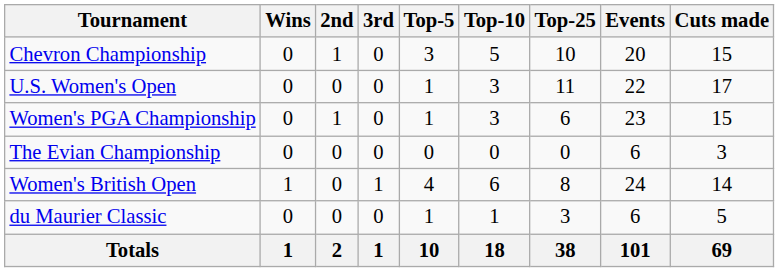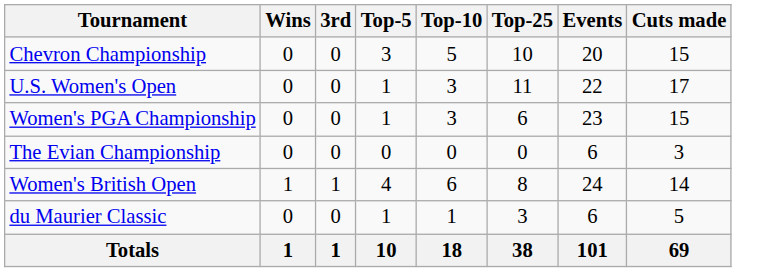- column: (337, 20)
